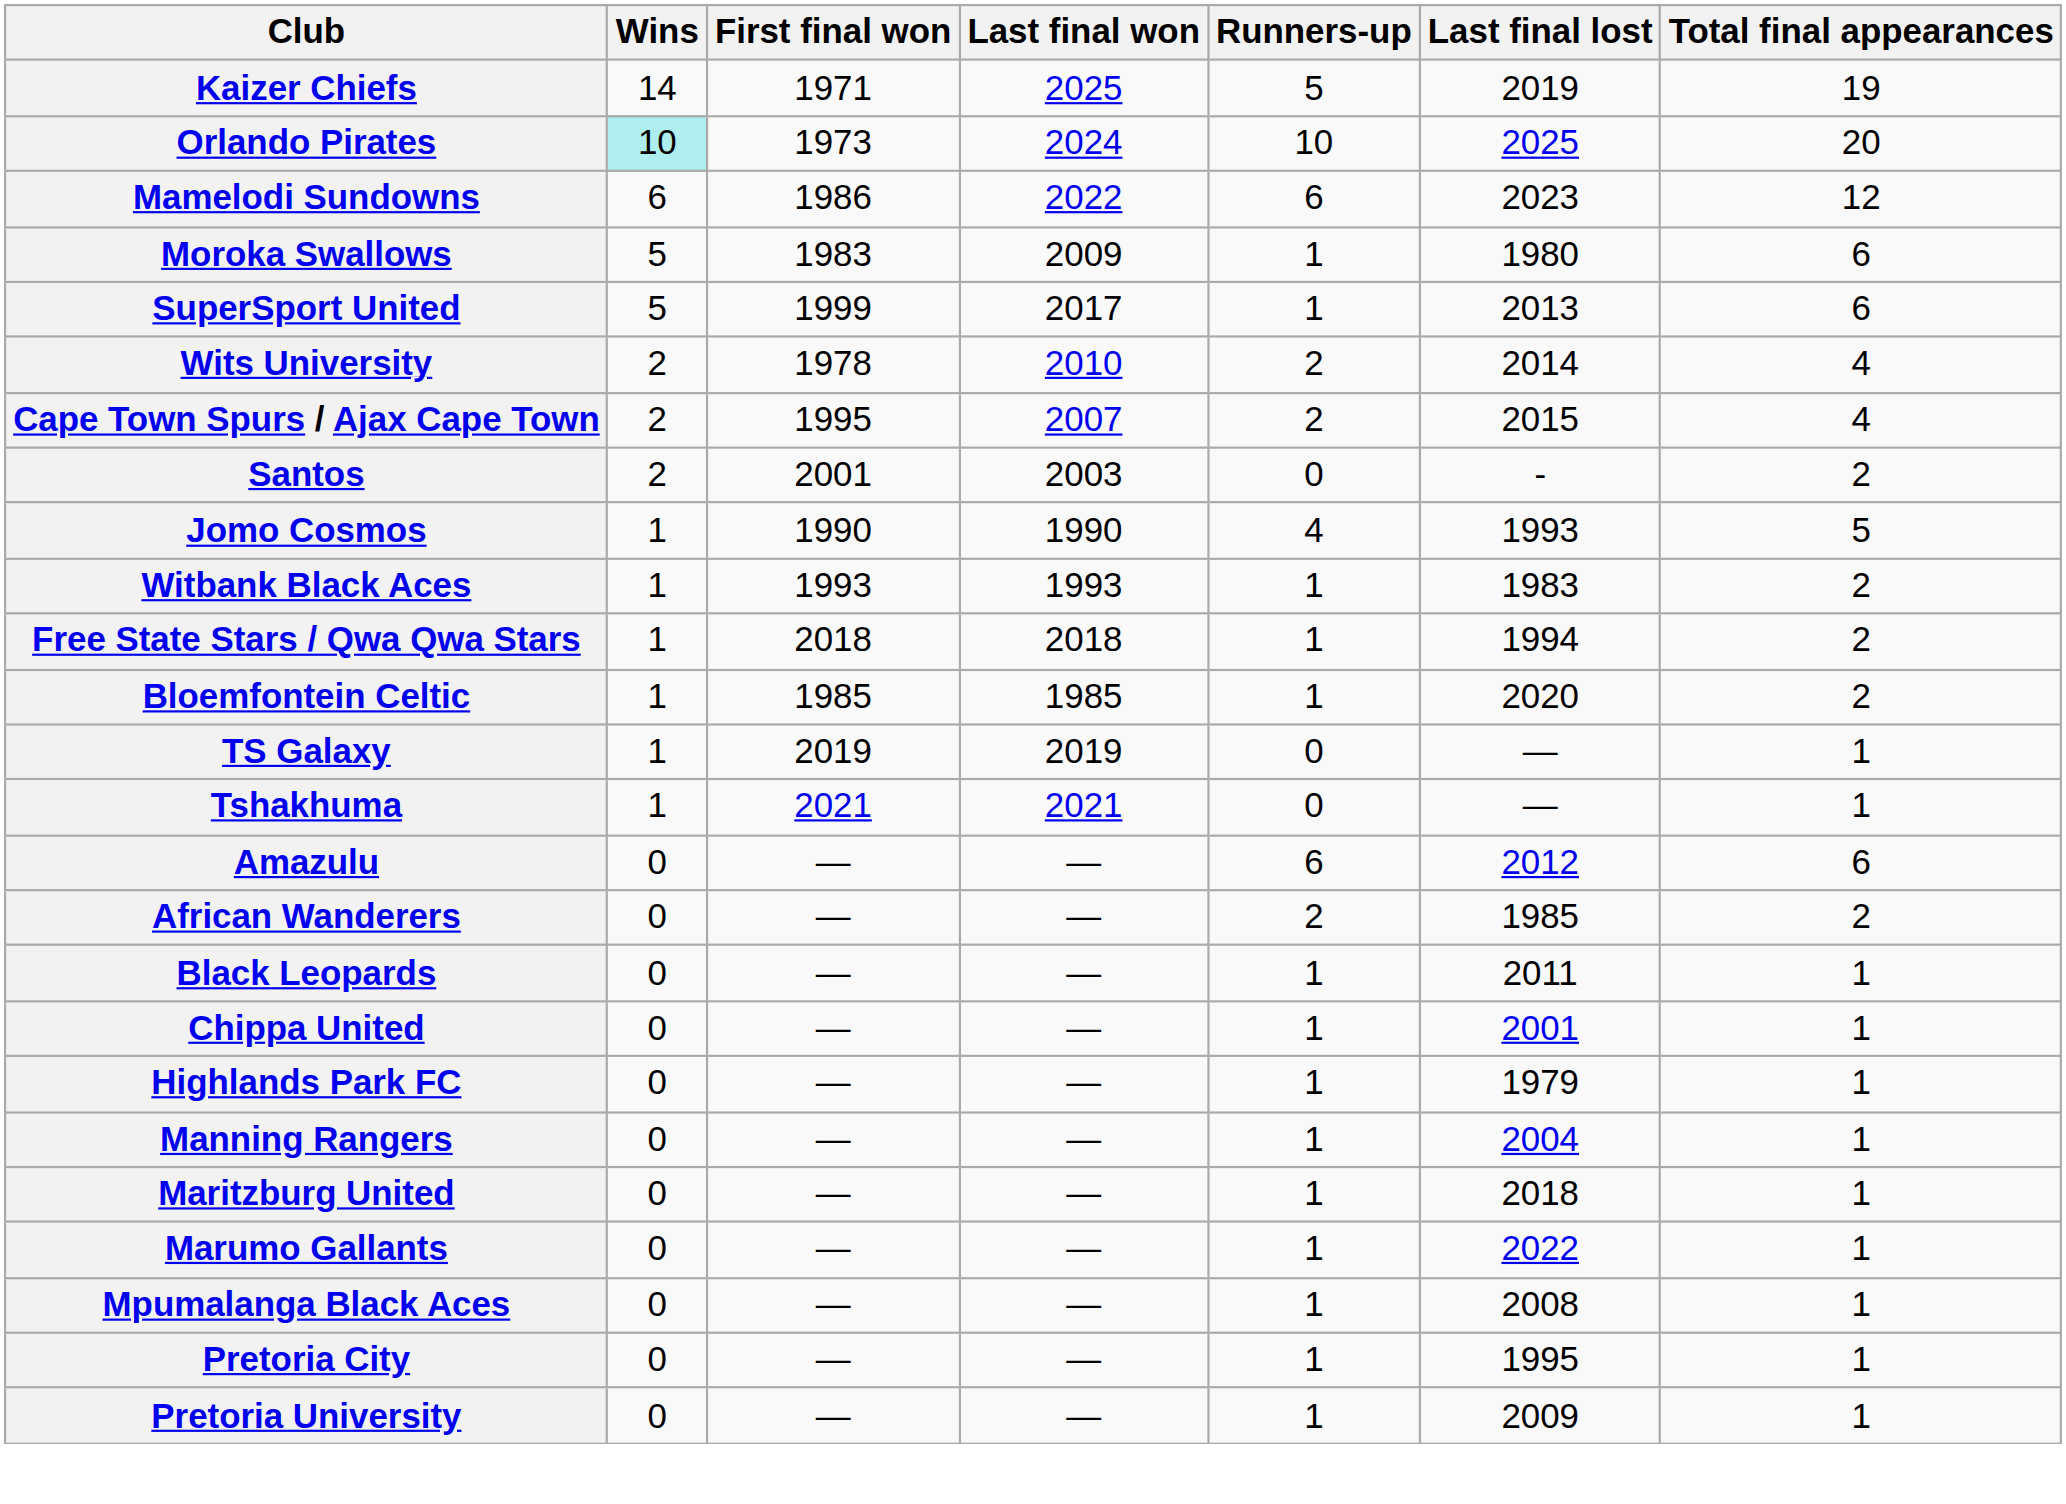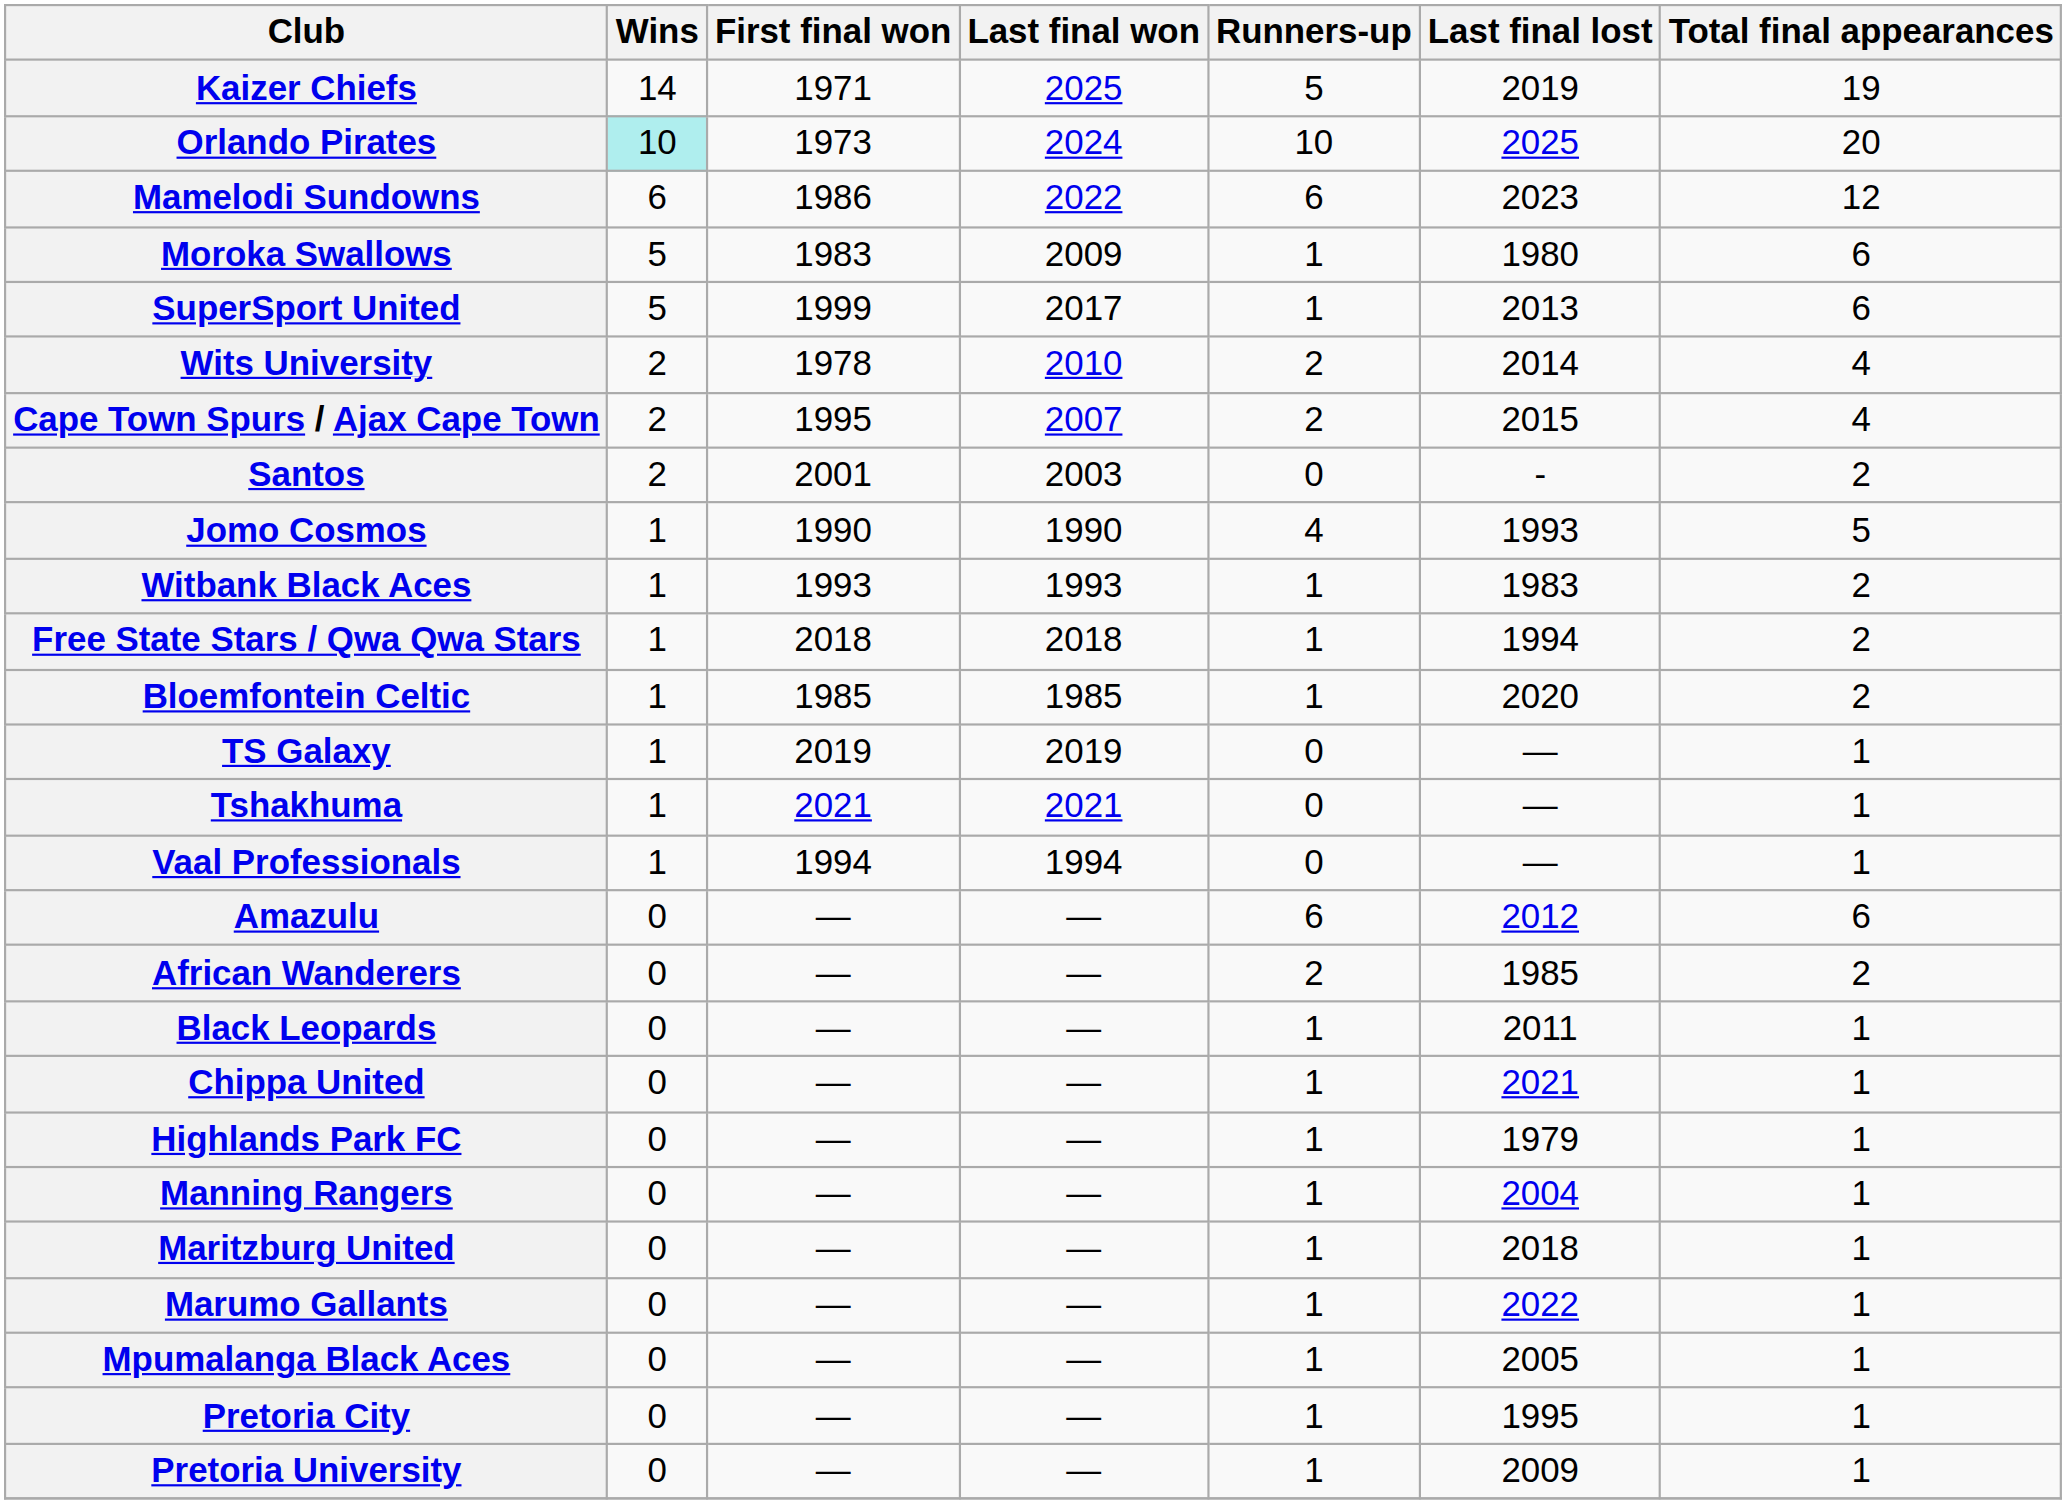+ row: (306, 861)
(1540, 1027) 2001 -> (1540, 1083) 2021
(1540, 1304) 2008 -> (1540, 1359) 2005
